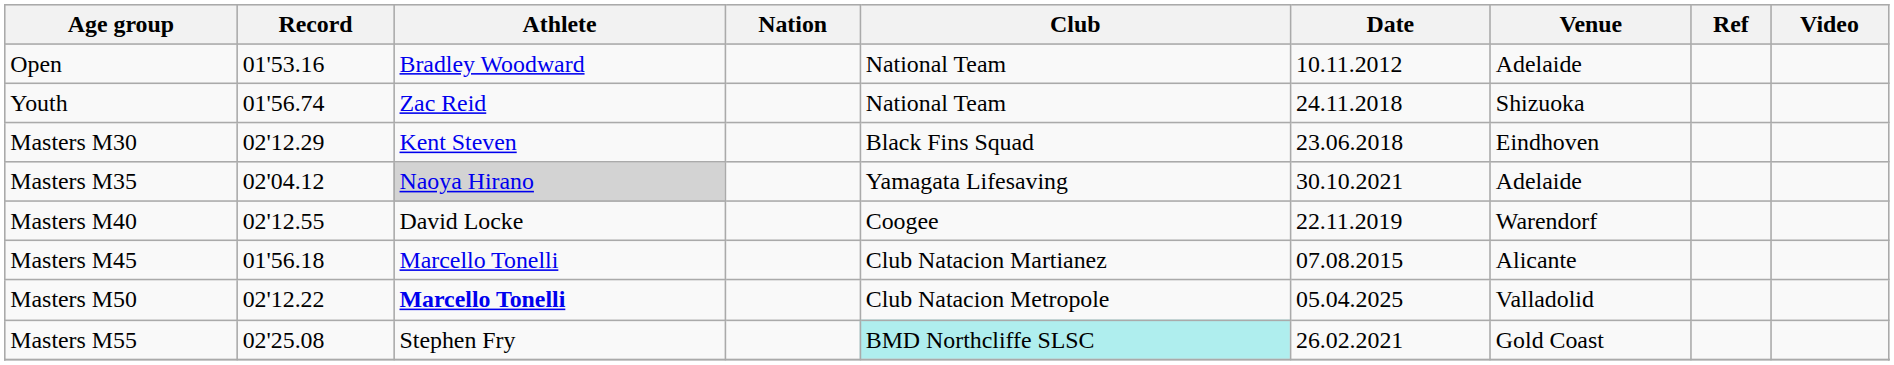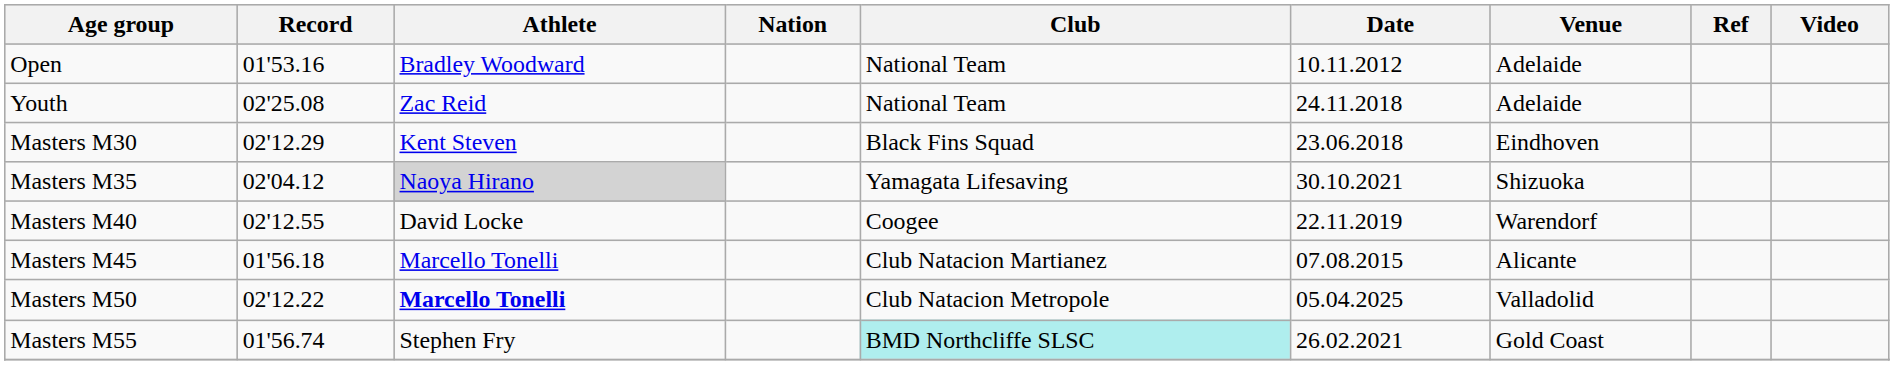(284, 103) 01'56.74 -> (284, 103) 02'25.08
(1540, 103) Shizuoka -> (1539, 103) Adelaide
(1539, 181) Adelaide -> (1540, 181) Shizuoka
(284, 339) 02'25.08 -> (284, 339) 01'56.74
